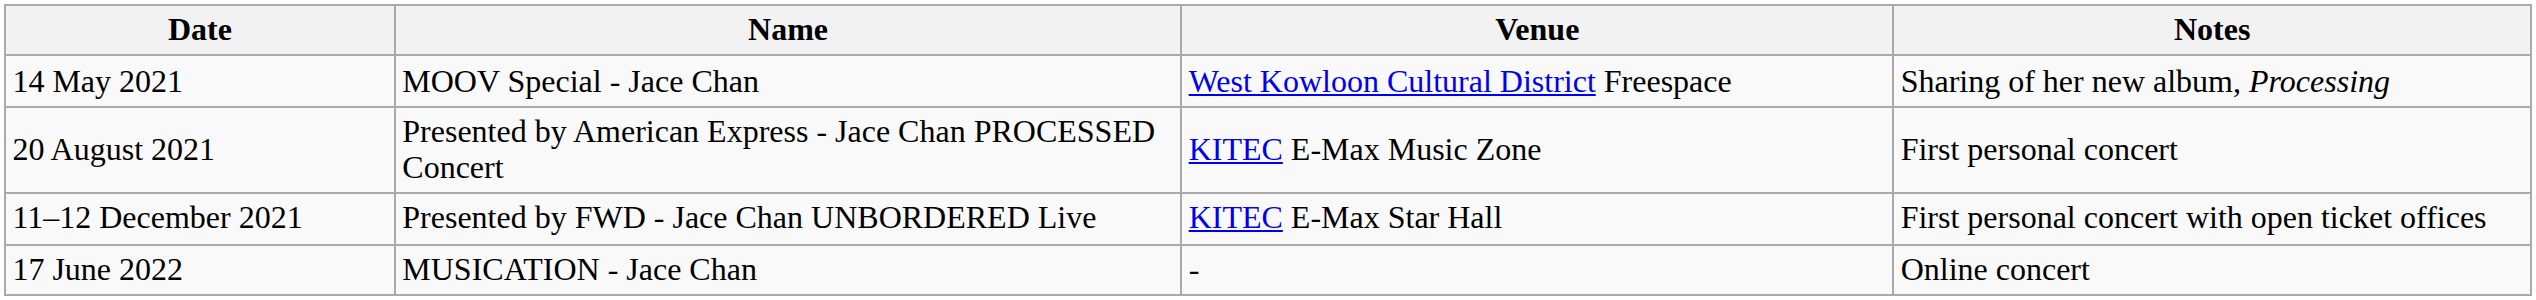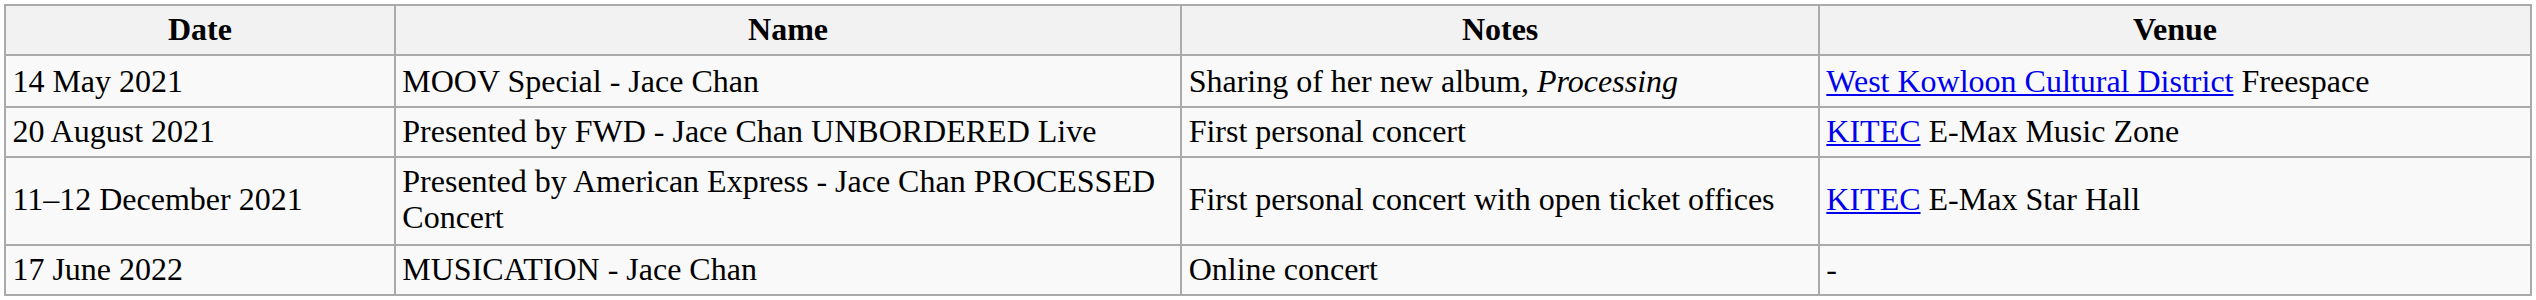columns swapped: (1537, 29) <-> (2212, 29)
(779, 149) Presented by American Express - Jace Chan PROCESSED Concert -> (749, 131) Presented by FWD - Jace Chan UNBORDERED Live
(749, 218) Presented by FWD - Jace Chan UNBORDERED Live -> (779, 200) Presented by American Express - Jace Chan PROCESSED Concert
